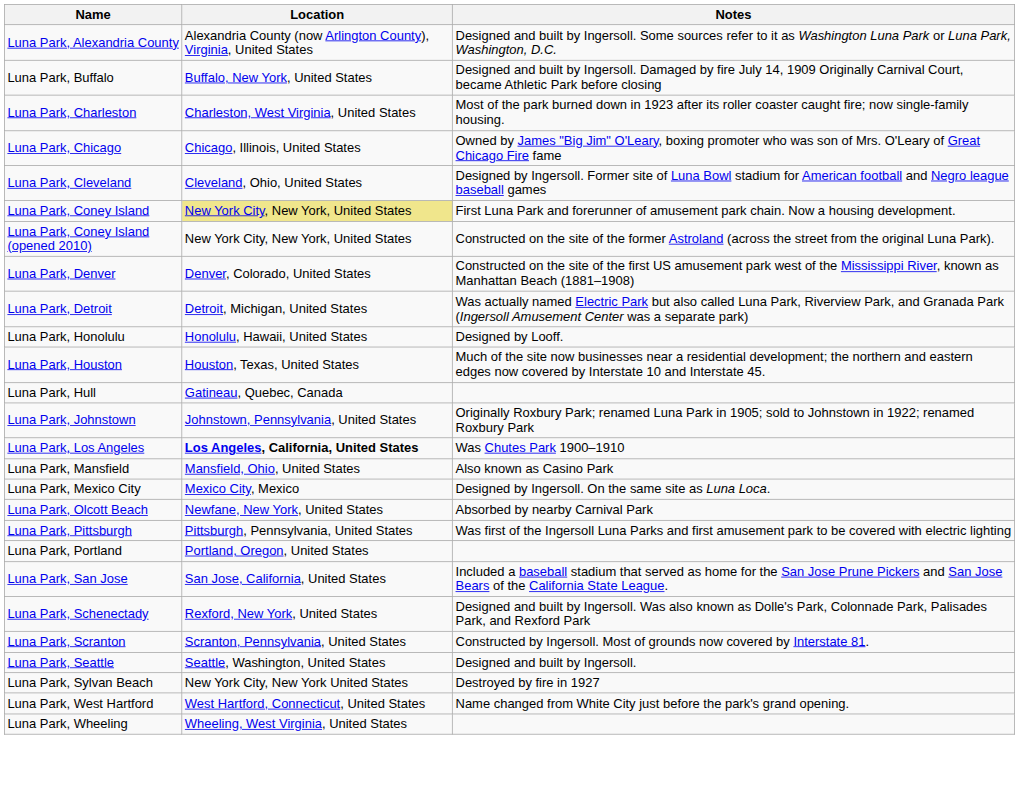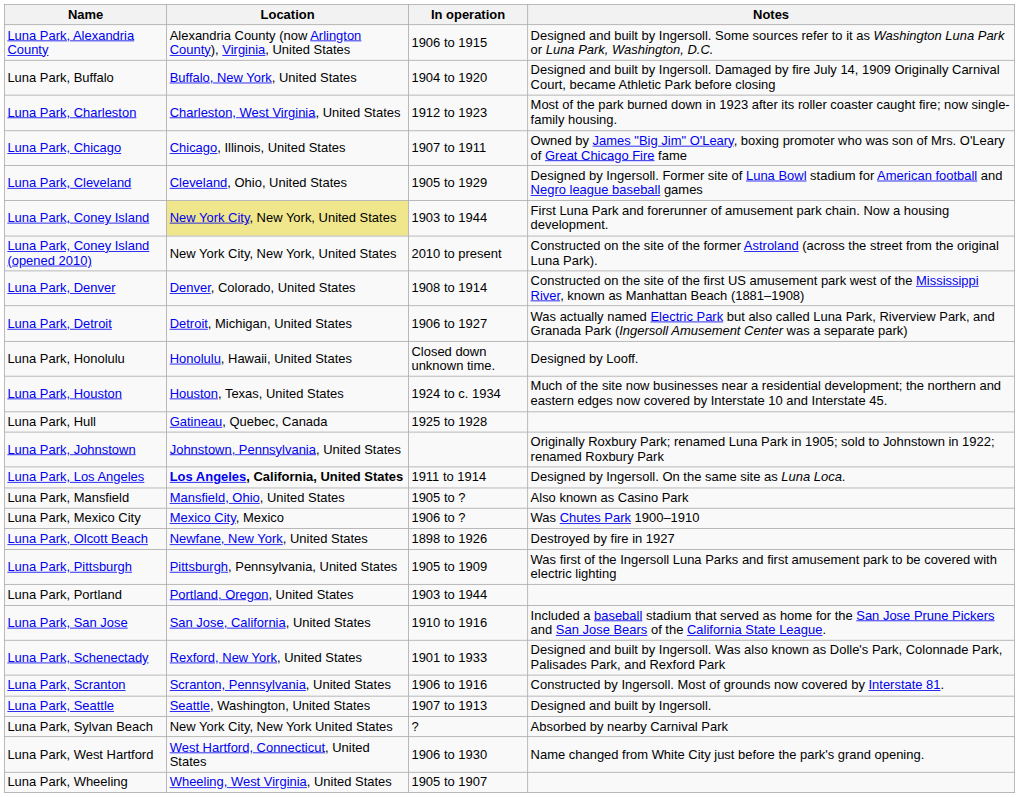+ column: (468, 14)
(540, 448) Was Chutes Park 1900–1910 -> (688, 477) Designed by Ingersoll. On the same site as Luna Loca.
(613, 489) Designed by Ingersoll. On the same site as Luna Loca. -> (615, 518) Was Chutes Park 1900–1910
(554, 509) Absorbed by nearby Carnival Park -> (603, 539) Destroyed by fire in 1927
(528, 683) Destroyed by fire in 1927 -> (629, 726) Absorbed by nearby Carnival Park
